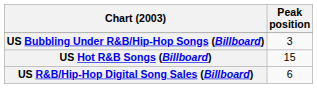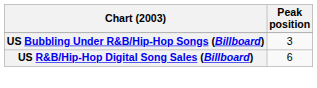- row: (136, 58)
